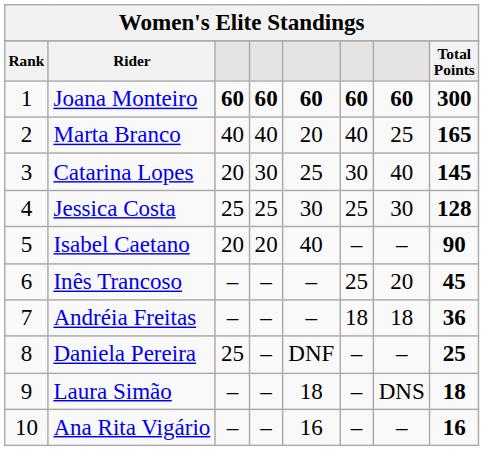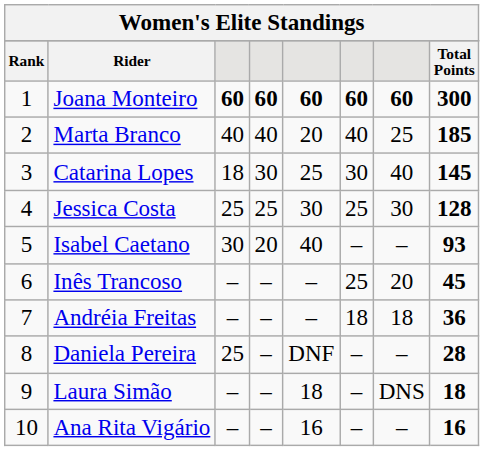(454, 135) 165 -> (454, 135) 185
(232, 171) 20 -> (232, 171) 18
(232, 244) 20 -> (232, 244) 30
(454, 244) 90 -> (454, 244) 93
(454, 354) 25 -> (454, 354) 28
